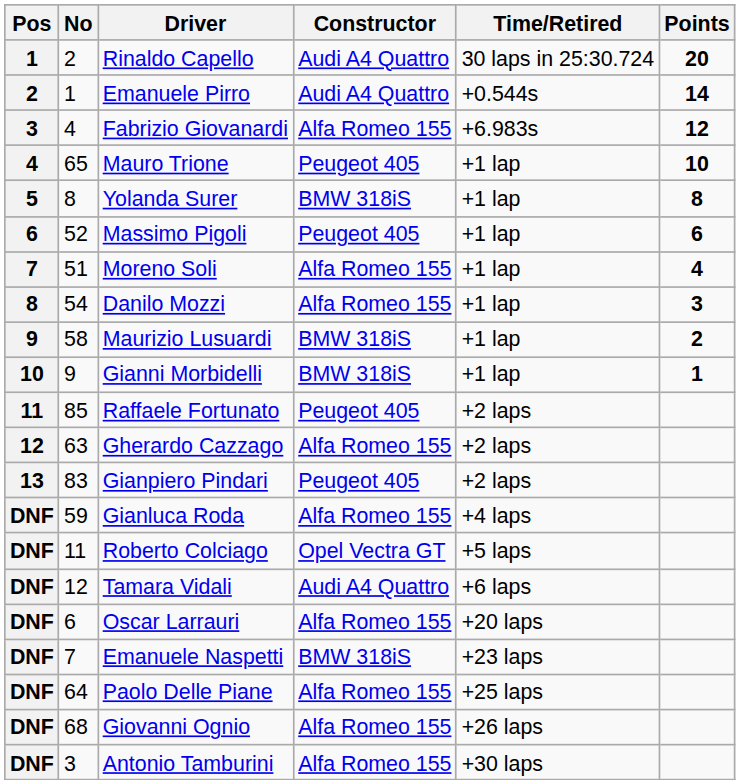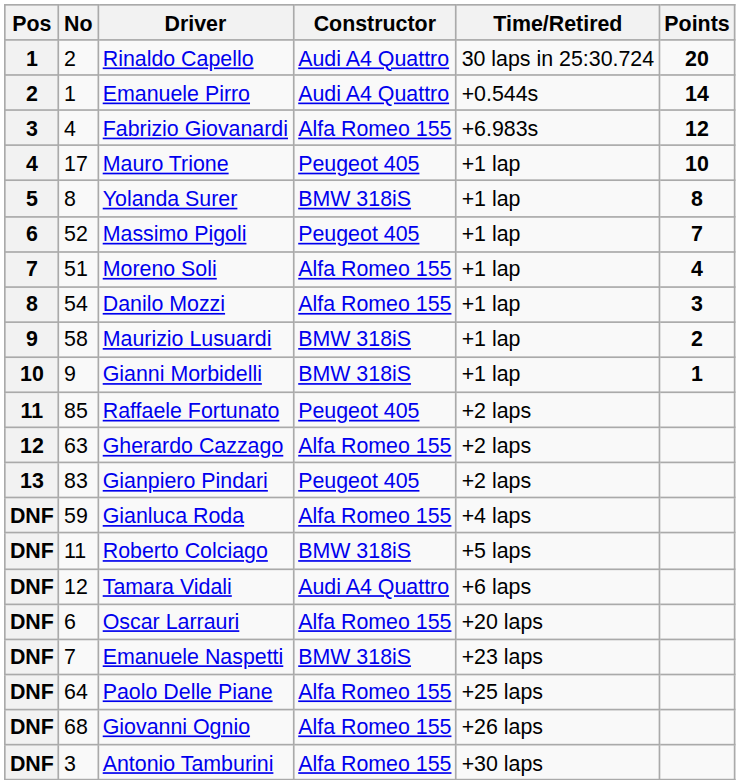(76, 163) 65 -> (76, 163) 17
(697, 234) 6 -> (697, 234) 7
(372, 551) Opel Vectra GT -> (355, 551) BMW 318iS
